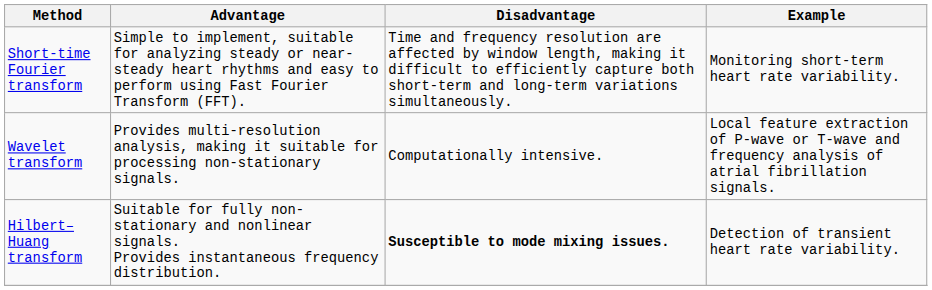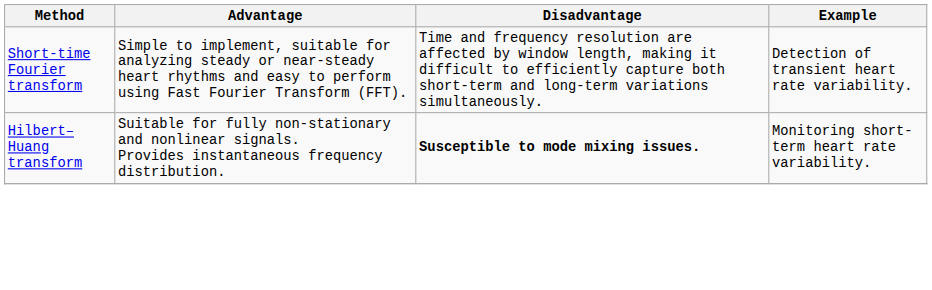(805, 70) Monitoring short-term heart rate variability. -> (842, 70) Detection of transient heart rate variability.
- row: (45, 156)
(805, 242) Detection of transient heart rate variability. -> (842, 148) Monitoring short-term heart rate variability.
